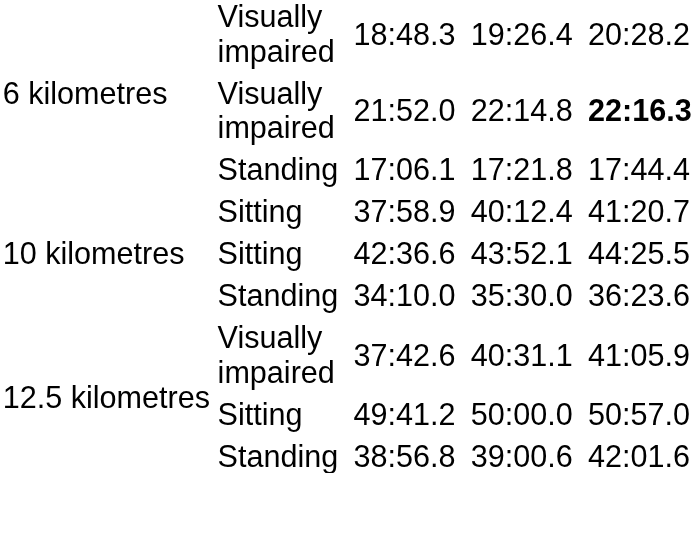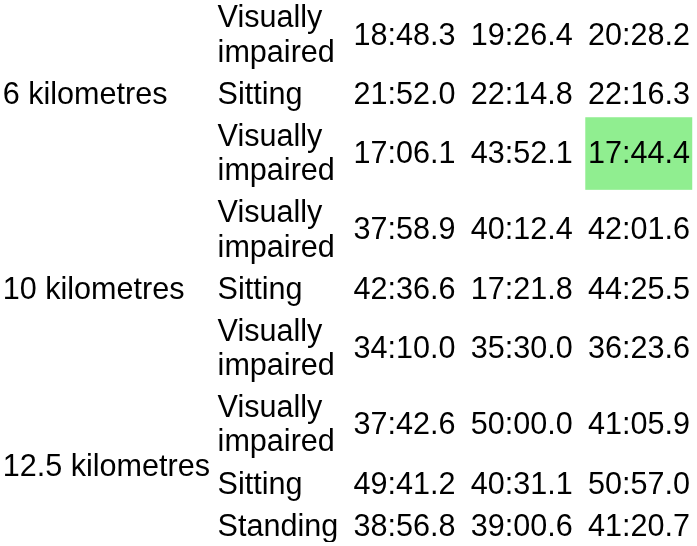(276, 111) Visually impaired -> (260, 93) Sitting
(640, 111) bold -> (639, 93) normal
(278, 170) Standing -> (276, 153) Visually impaired
(522, 170) 17:21.8 -> (522, 153) 43:52.1
(639, 170) no background -> (639, 153) lightgreen background
(260, 212) Sitting -> (276, 229) Visually impaired
(639, 212) 41:20.7 -> (639, 229) 42:01.6
(522, 254) 43:52.1 -> (522, 288) 17:21.8
(278, 296) Standing -> (276, 347) Visually impaired
(522, 355) 40:31.1 -> (522, 424) 50:00.0
(522, 414) 50:00.0 -> (522, 483) 40:31.1
(639, 456) 42:01.6 -> (639, 525) 41:20.7
